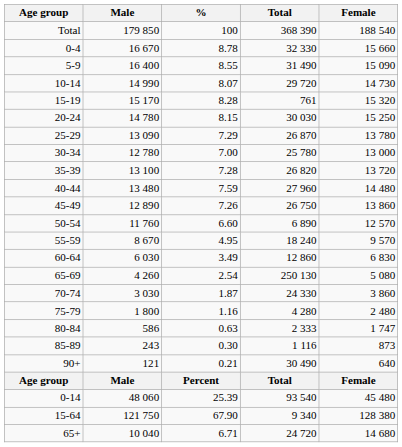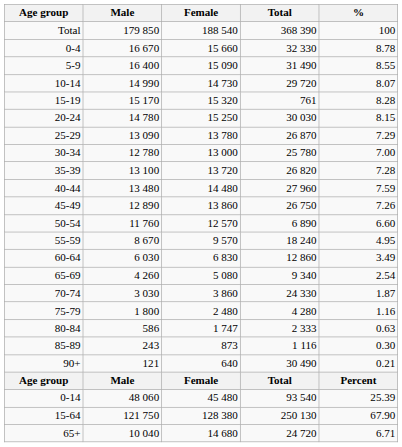columns swapped: (358, 13) <-> (201, 13)
(299, 275) 250 130 -> (304, 275) 9 340
(304, 415) 9 340 -> (299, 415) 250 130
